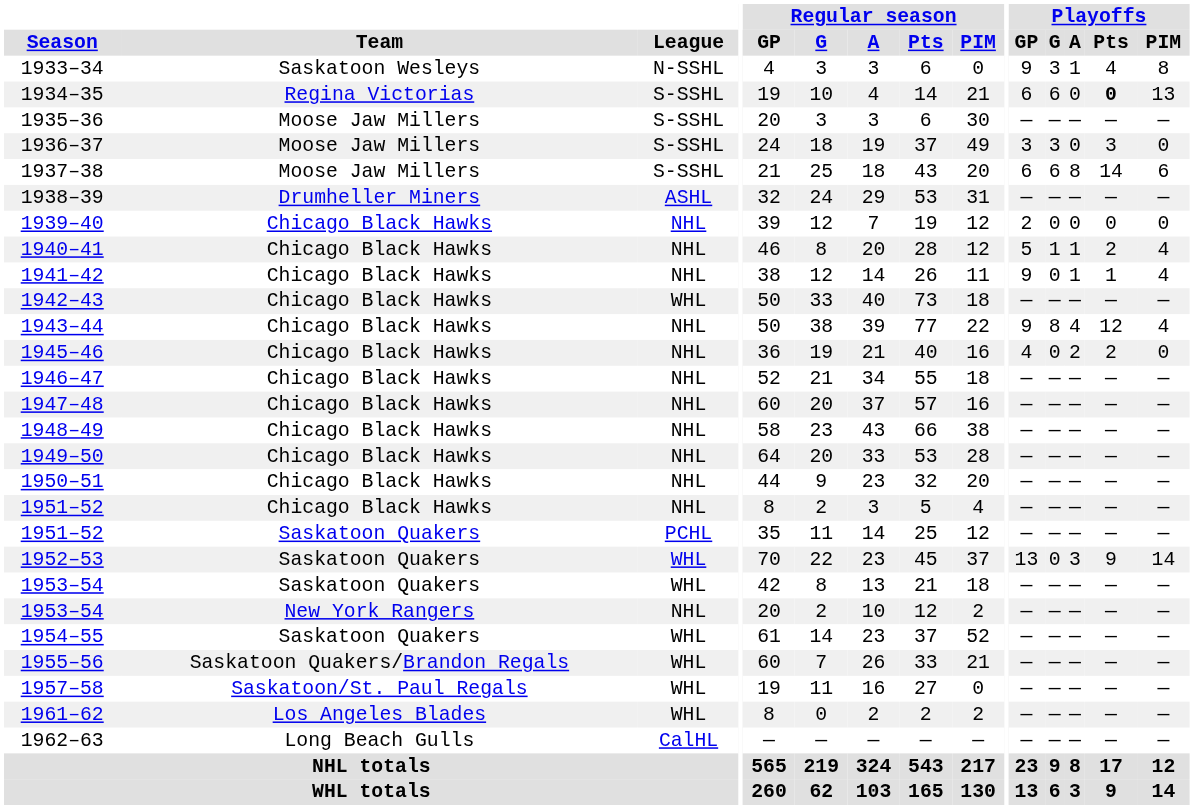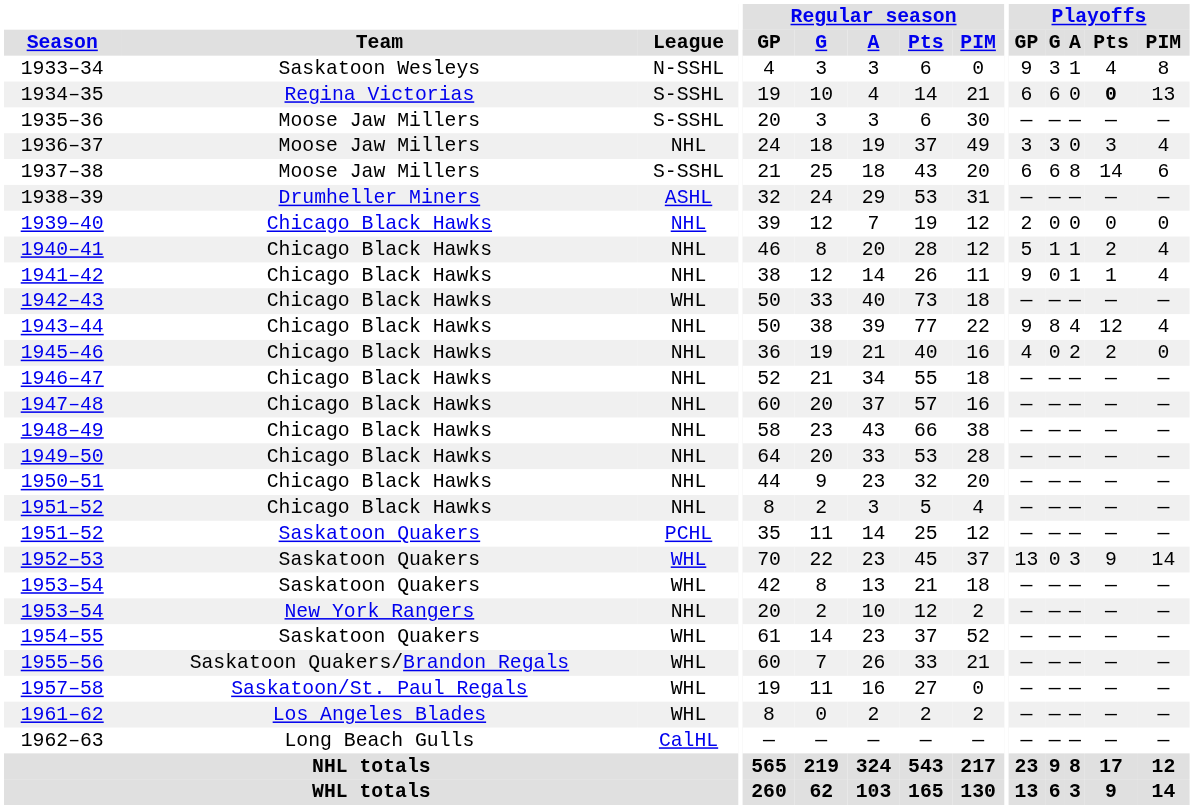(689, 146) S-SSHL -> (689, 146) NHL
(1163, 146) 0 -> (1163, 146) 4
